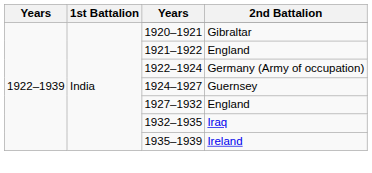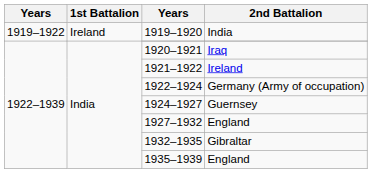+ row: (173, 31)
(230, 31) Gibraltar -> (217, 50) Iraq
(229, 50) England -> (225, 68) Ireland
(217, 123) Iraq -> (230, 141) Gibraltar
(225, 141) Ireland -> (229, 159) England
